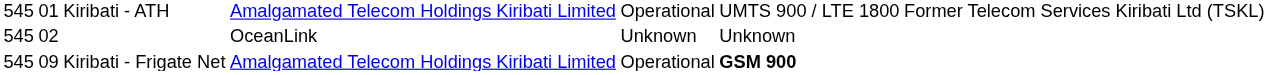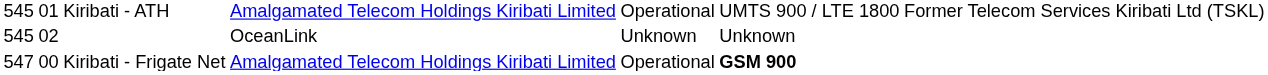(19, 61) 545 -> (19, 61) 547
(49, 61) 09 -> (49, 61) 00
